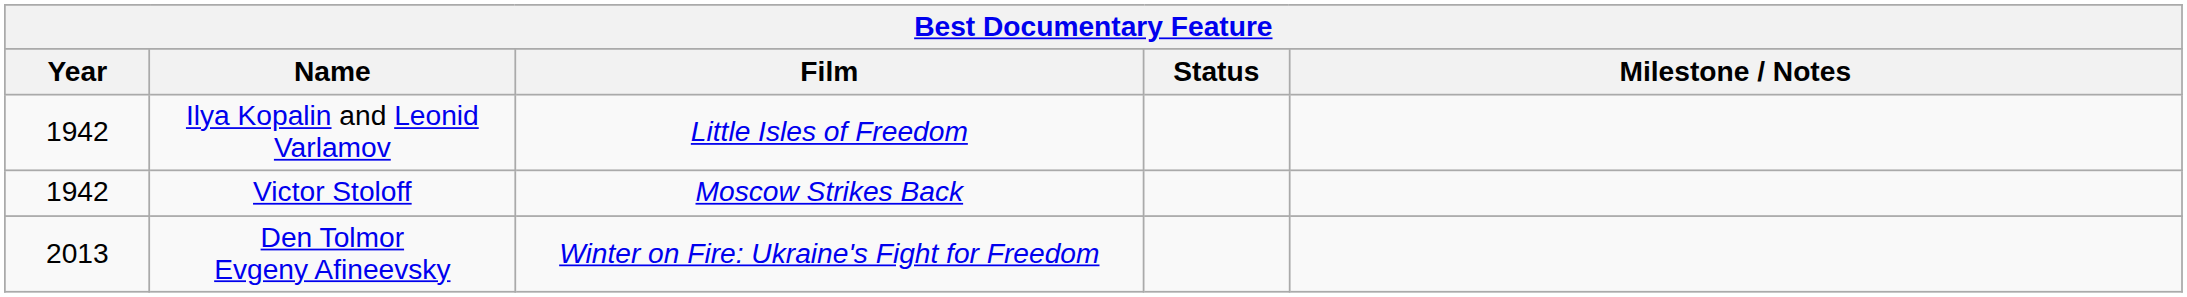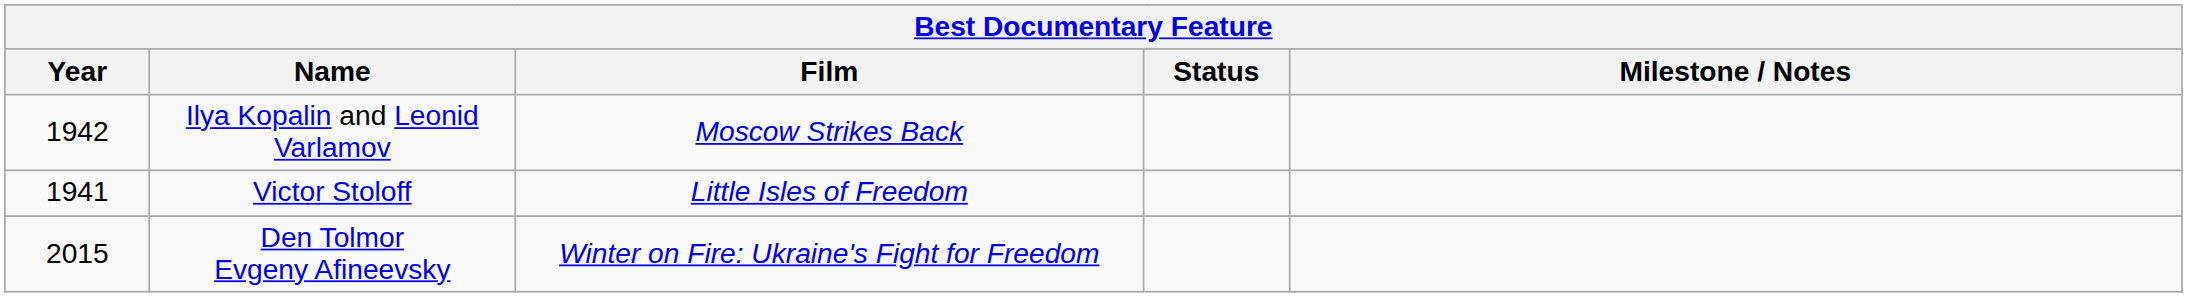(829, 131) Little Isles of Freedom -> (829, 131) Moscow Strikes Back
(77, 192) 1942 -> (77, 192) 1941
(829, 192) Moscow Strikes Back -> (829, 192) Little Isles of Freedom
(77, 252) 2013 -> (77, 252) 2015
